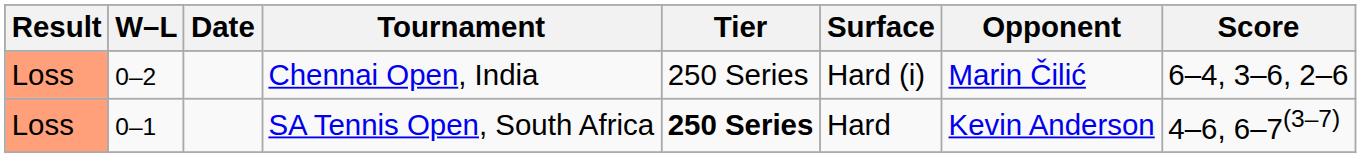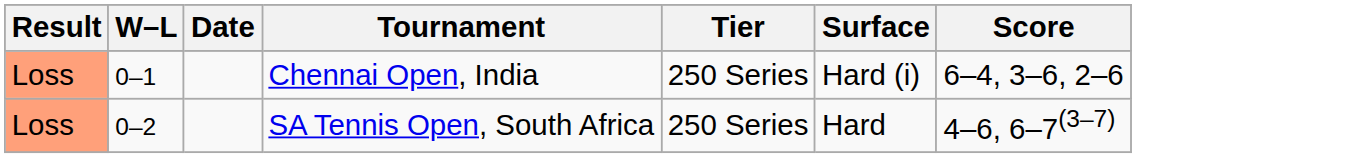- column: (1052, 27)
(136, 76) 0–2 -> (136, 76) 0–1
(136, 127) 0–1 -> (136, 127) 0–2
(741, 125) bold -> (738, 125) normal
